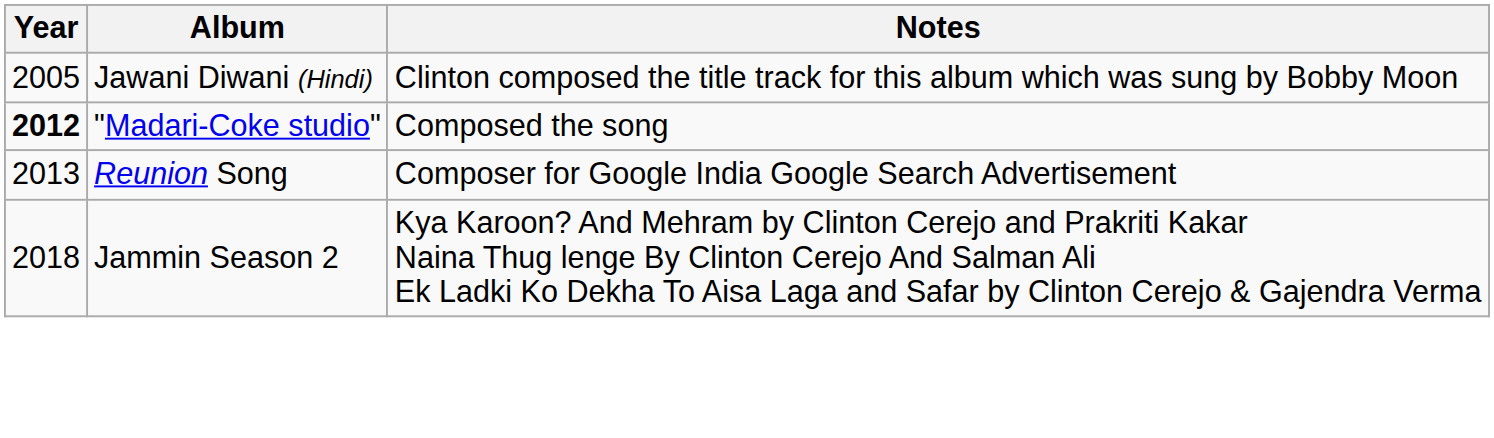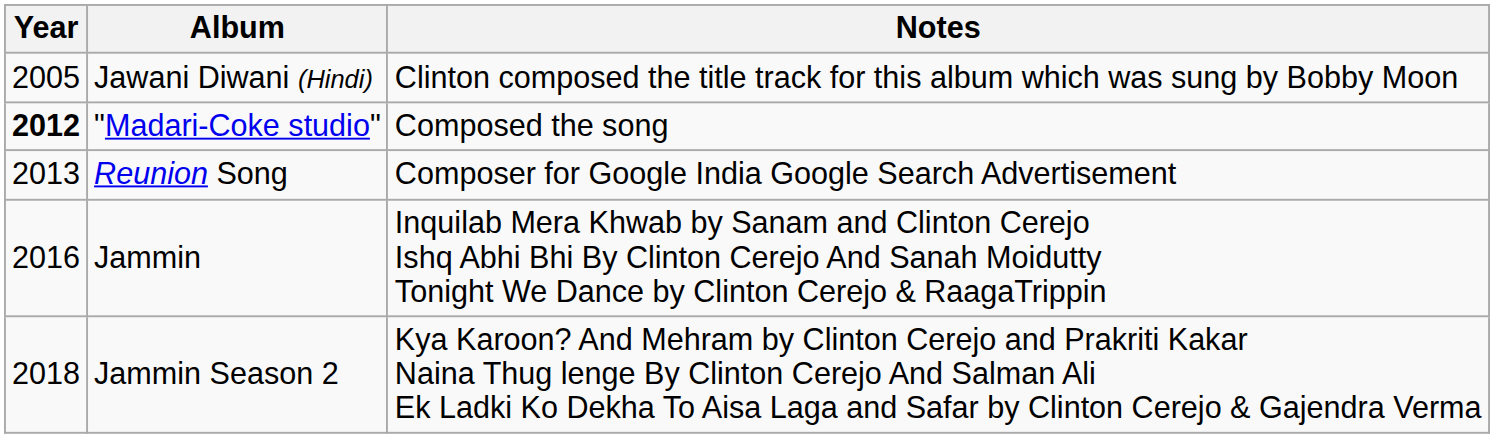+ row: (148, 256)
